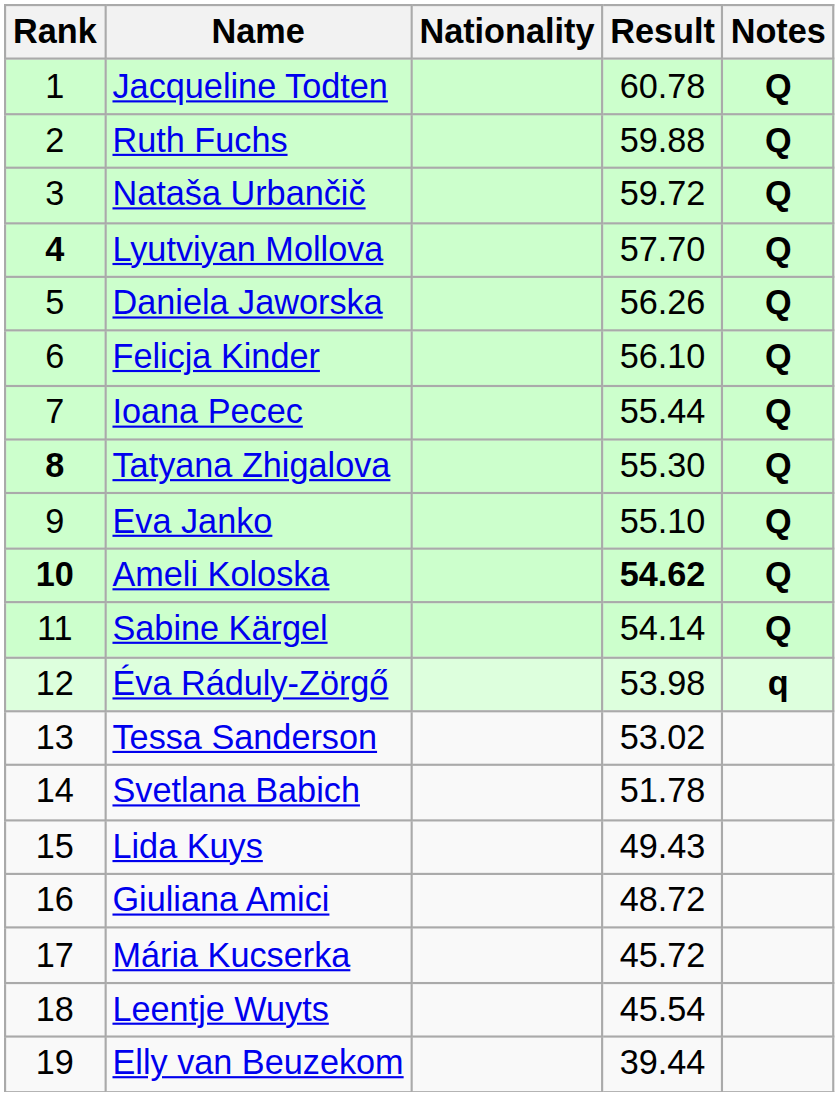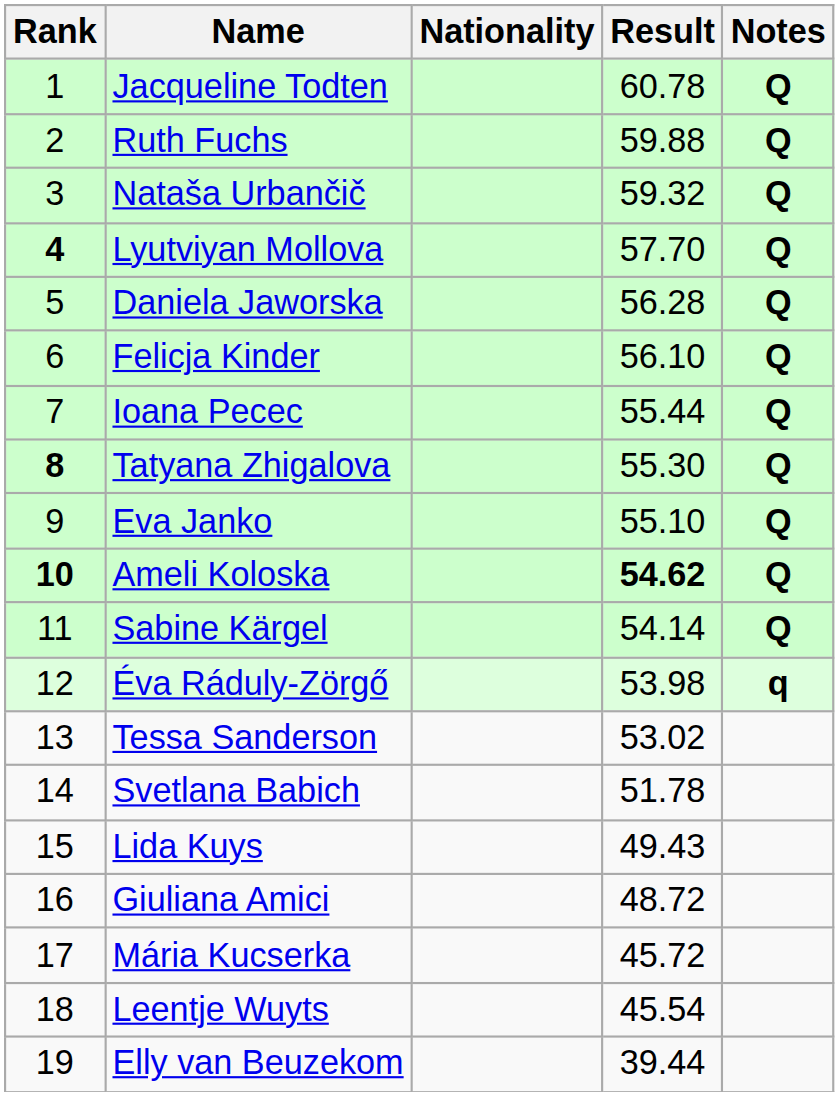(663, 194) 59.72 -> (663, 194) 59.32
(663, 303) 56.26 -> (663, 303) 56.28
